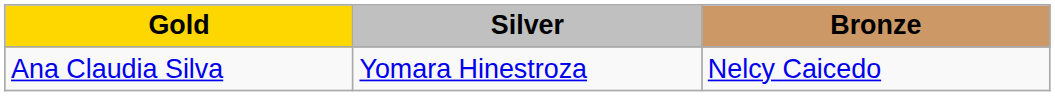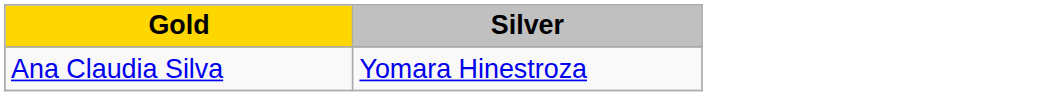- column: (876, 25)
